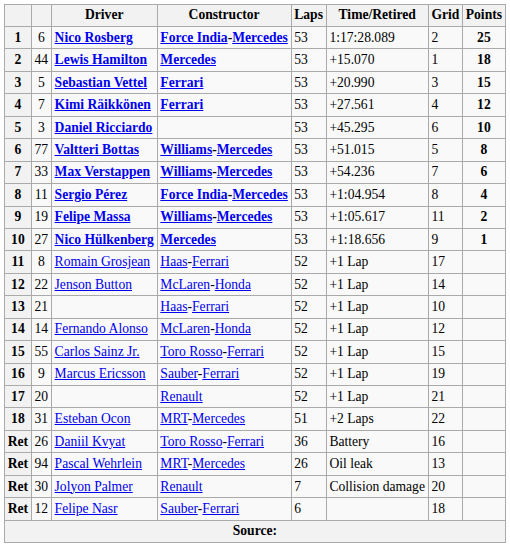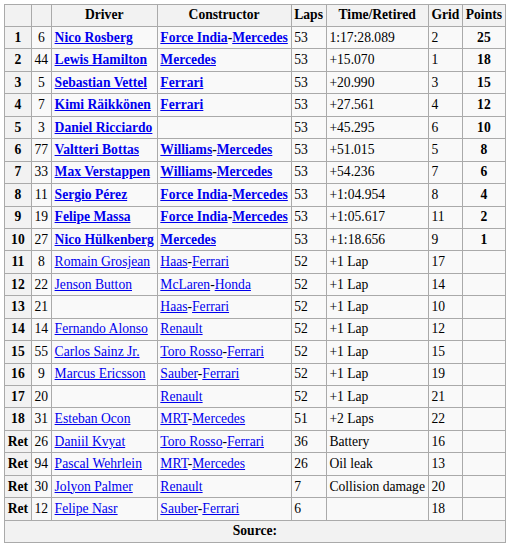(216, 217) Williams-Mercedes -> (224, 217) Force India-Mercedes
(206, 329) McLaren-Honda -> (181, 329) Renault
